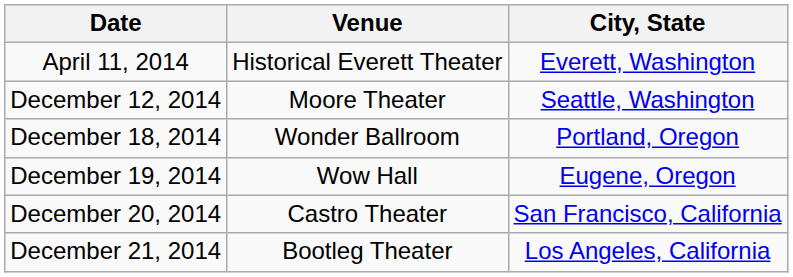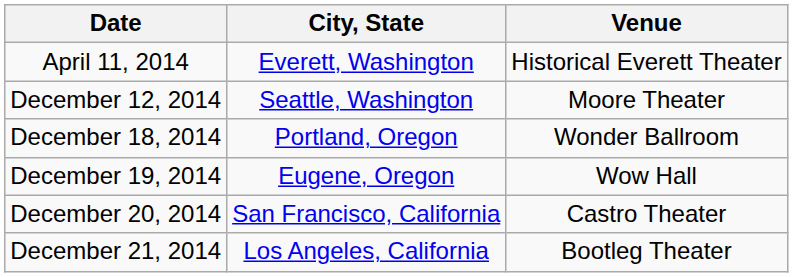columns swapped: (648, 23) <-> (367, 23)
